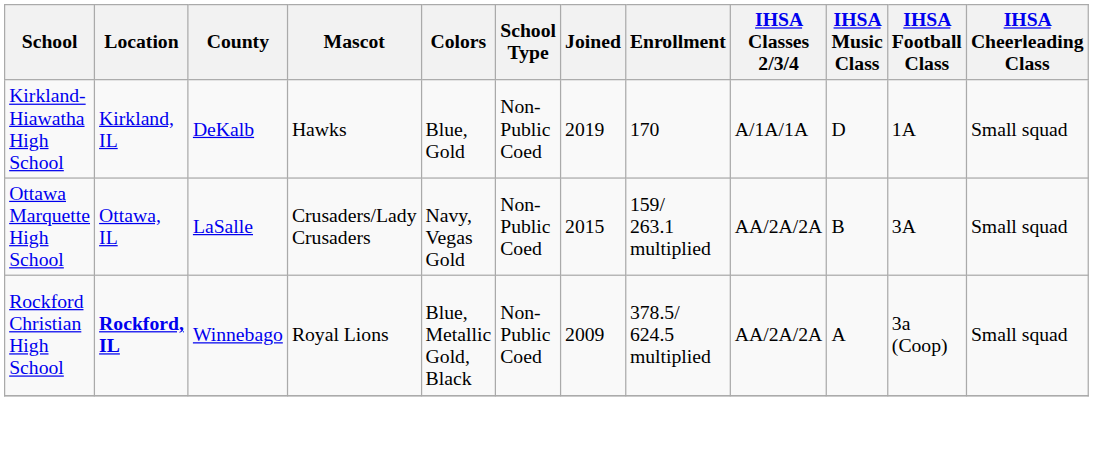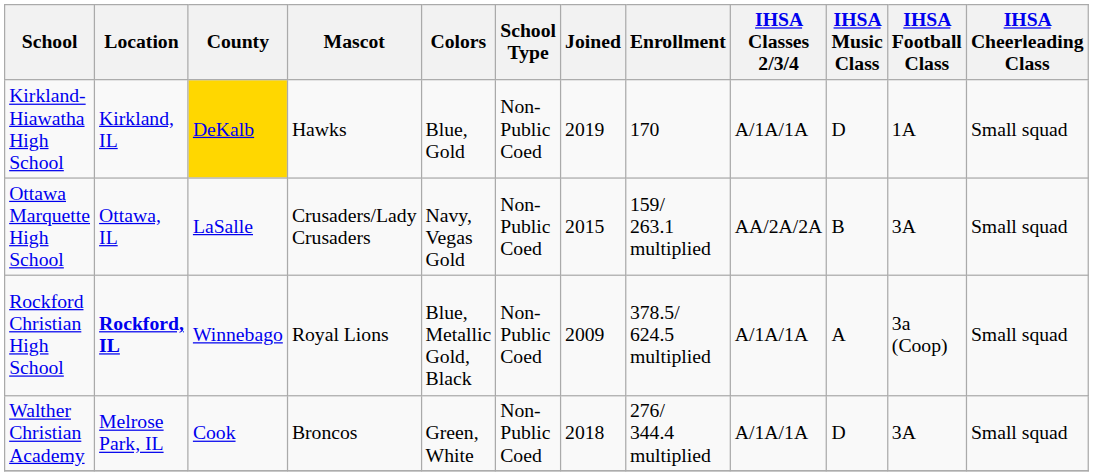(224, 128) no background -> (224, 128) gold background
(779, 335) AA/2A/2A -> (771, 335) A/1A/1A
+ row: (47, 432)
